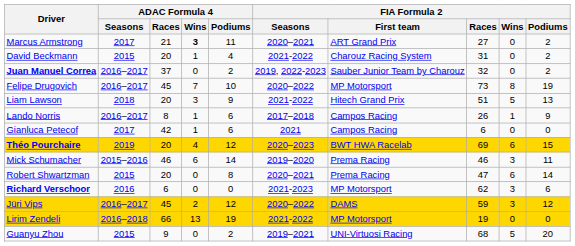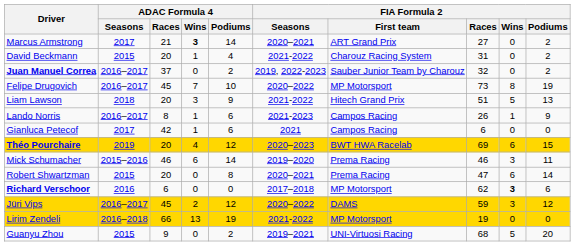(231, 41) 11 -> (231, 41) 14
(290, 115) 2017–2018 -> (290, 115) 2021-2023
(290, 189) 2021-2023 -> (290, 189) 2017–2018
(512, 189) normal -> (512, 189) bold
